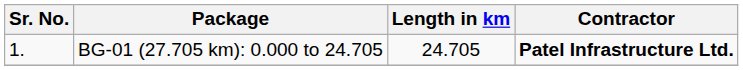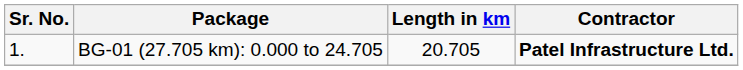(451, 49) 24.705 -> (451, 49) 20.705
